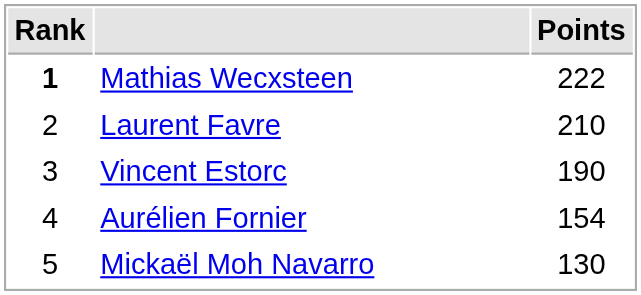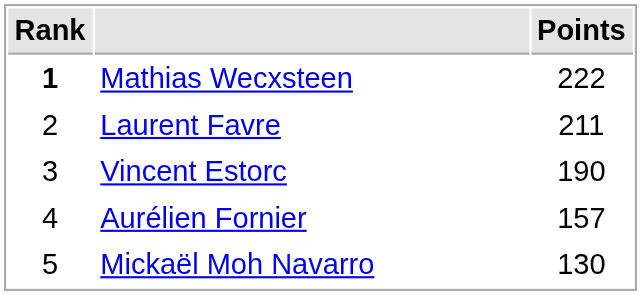(581, 125) 210 -> (581, 125) 211
(581, 218) 154 -> (581, 218) 157
